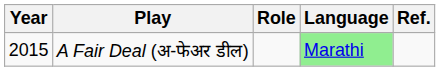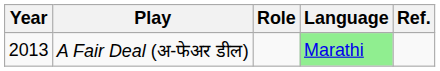(29, 49) 2015 -> (29, 49) 2013
